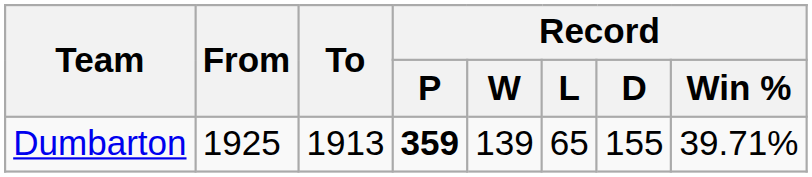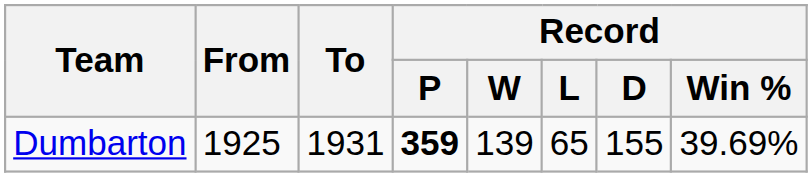(345, 143) 1913 -> (345, 143) 1931
(739, 143) 39.71% -> (739, 143) 39.69%
